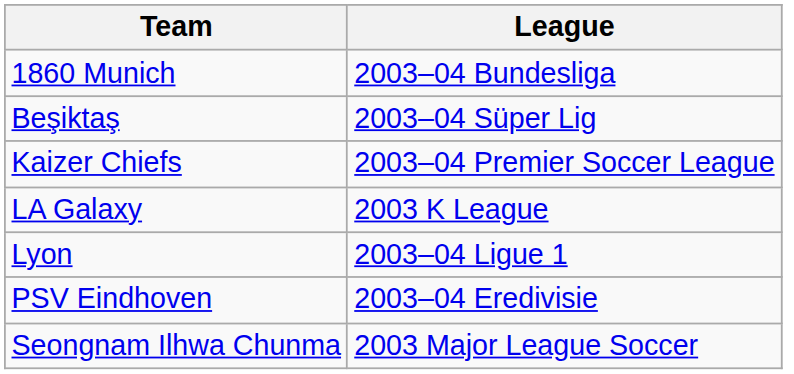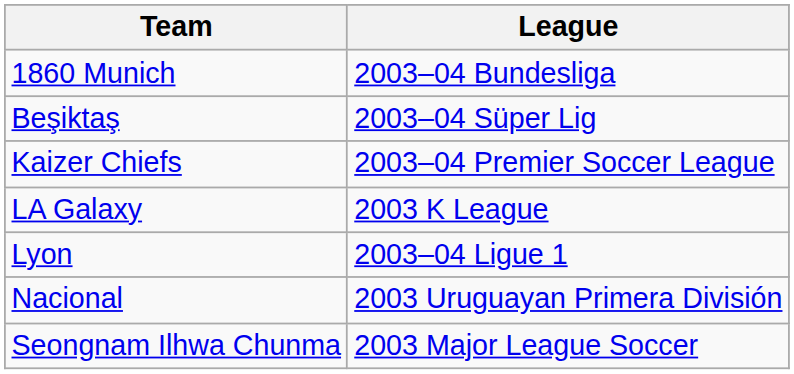+ row: (67, 299)
- row: (112, 299)
